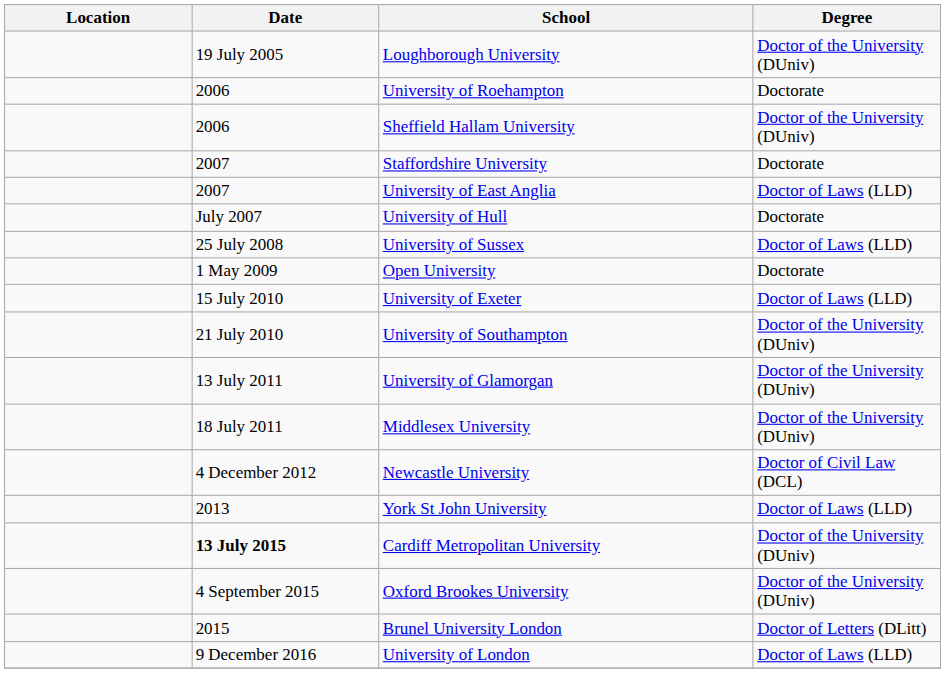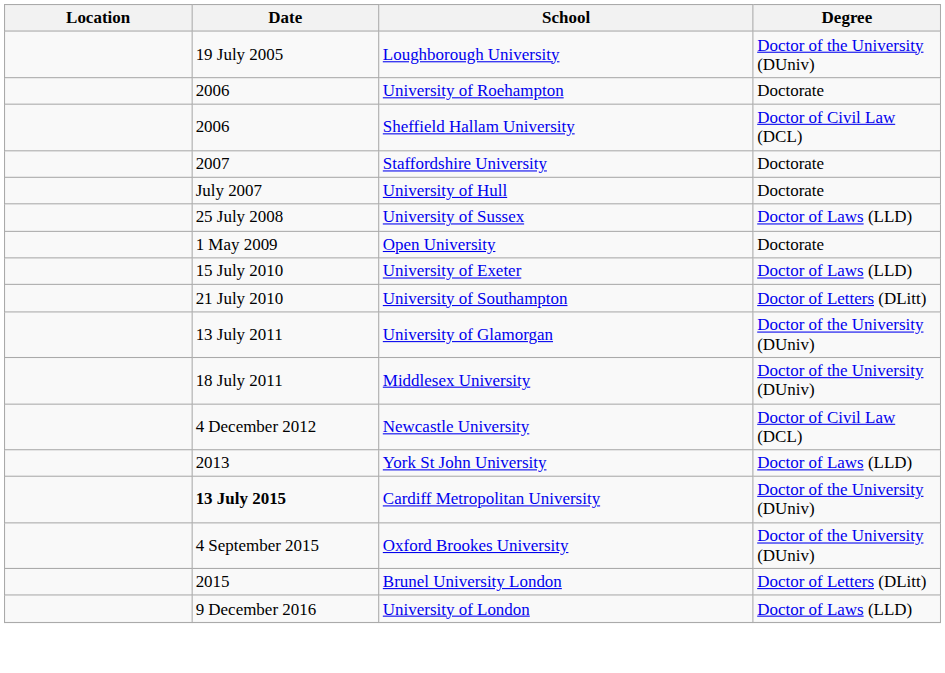(840, 127) Doctor of the University (DUniv) -> (826, 127) Doctor of Civil Law (DCL)
- row: (469, 190)
(840, 334) Doctor of the University (DUniv) -> (842, 298) Doctor of Letters (DLitt)
